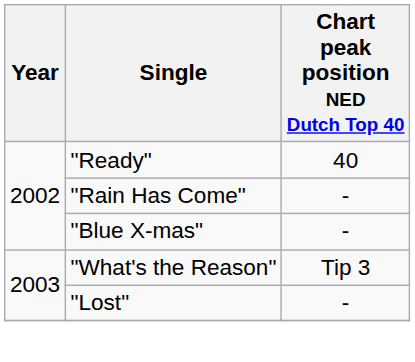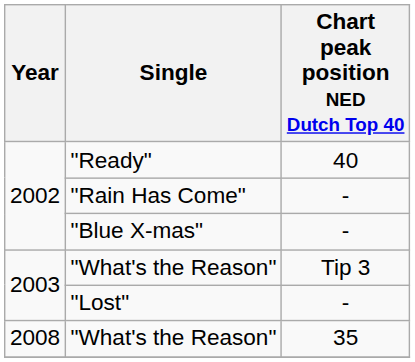+ row: (173, 338)
